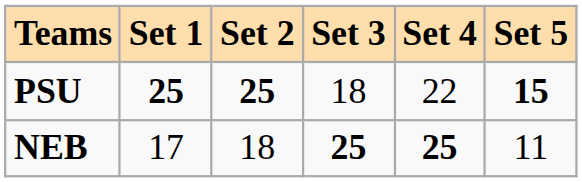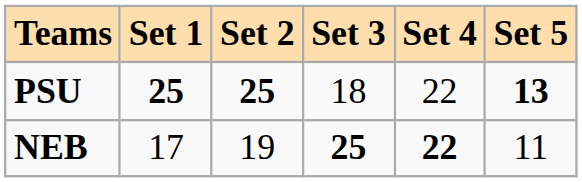(531, 90) 15 -> (531, 90) 13
(257, 147) 18 -> (257, 147) 19
(440, 147) 25 -> (440, 147) 22
